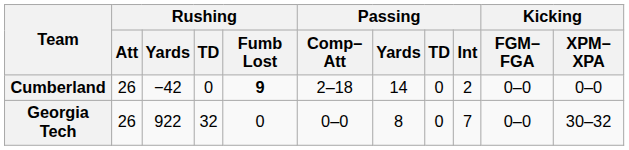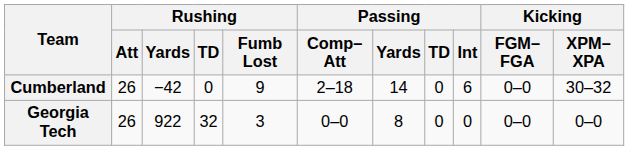(260, 87) bold -> (260, 87) normal
(468, 87) 2 -> (468, 87) 6
(589, 87) 0–0 -> (589, 87) 30–32
(260, 122) 0 -> (260, 122) 3
(468, 122) 7 -> (468, 122) 0
(589, 122) 30–32 -> (589, 122) 0–0
